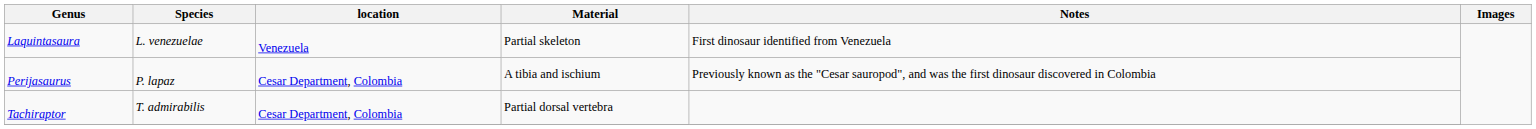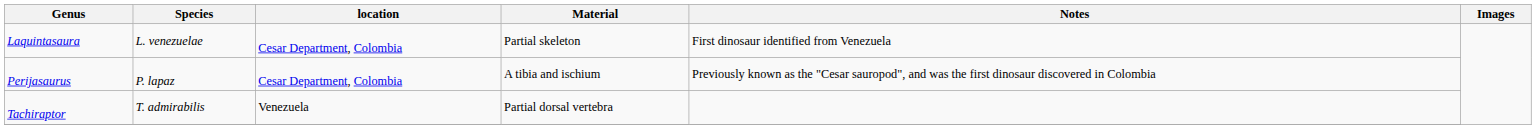(284, 47) Venezuela -> (330, 47) Cesar Department, Colombia
(330, 114) Cesar Department, Colombia -> (284, 107) Venezuela
